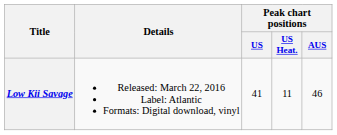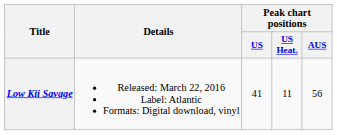(317, 93) 46 -> (317, 93) 56
